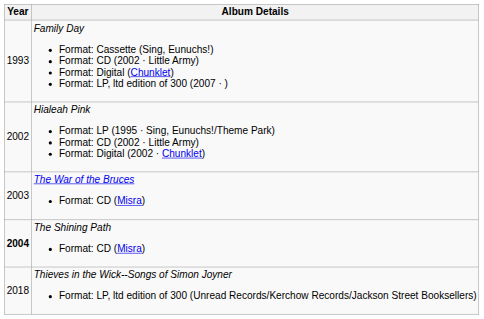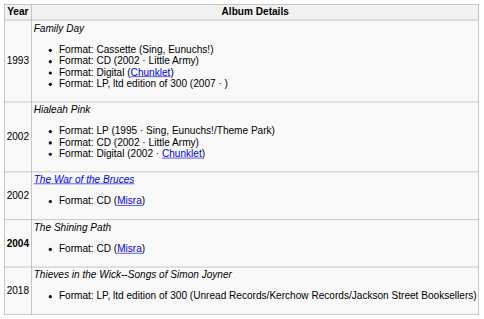(18, 195) 2003 -> (18, 195) 2002
